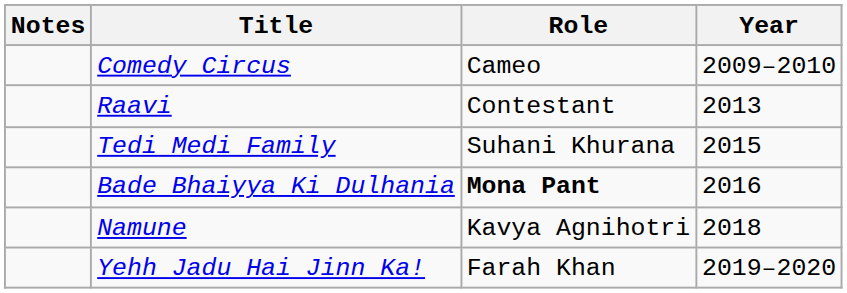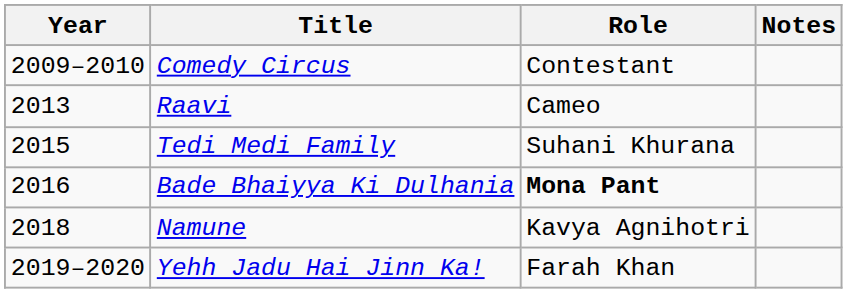columns swapped: (769, 25) <-> (48, 25)
(504, 66) Cameo -> (601, 66) Contestant
(541, 106) Contestant -> (563, 106) Cameo
